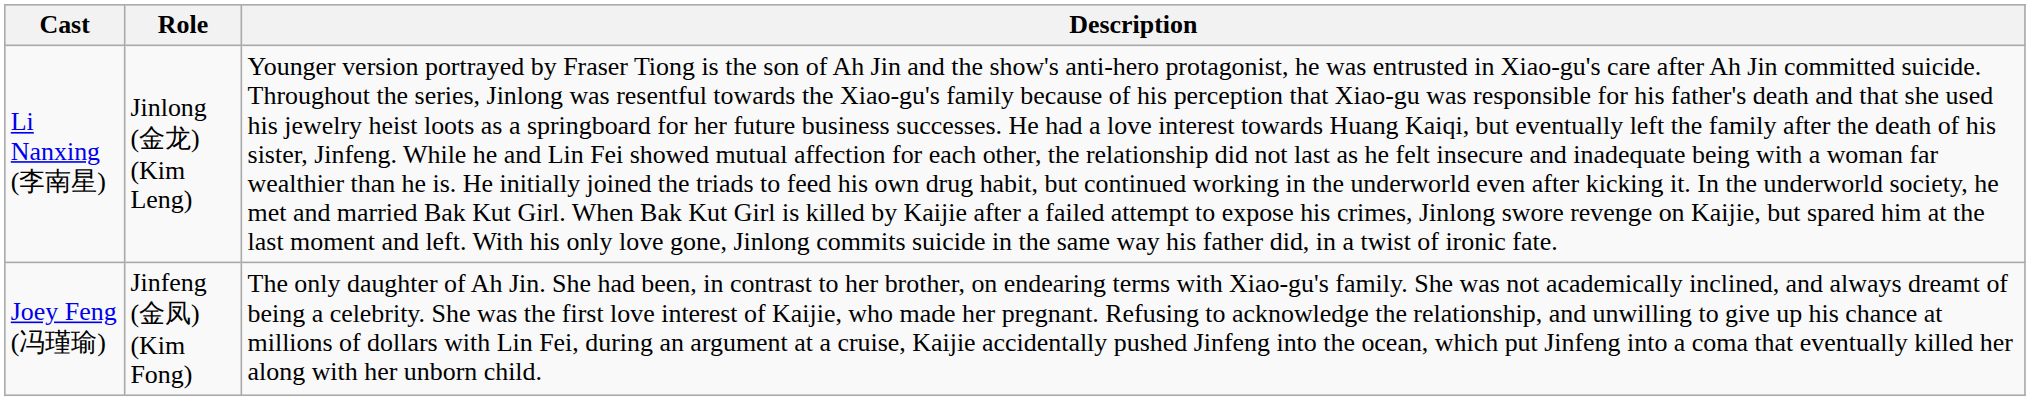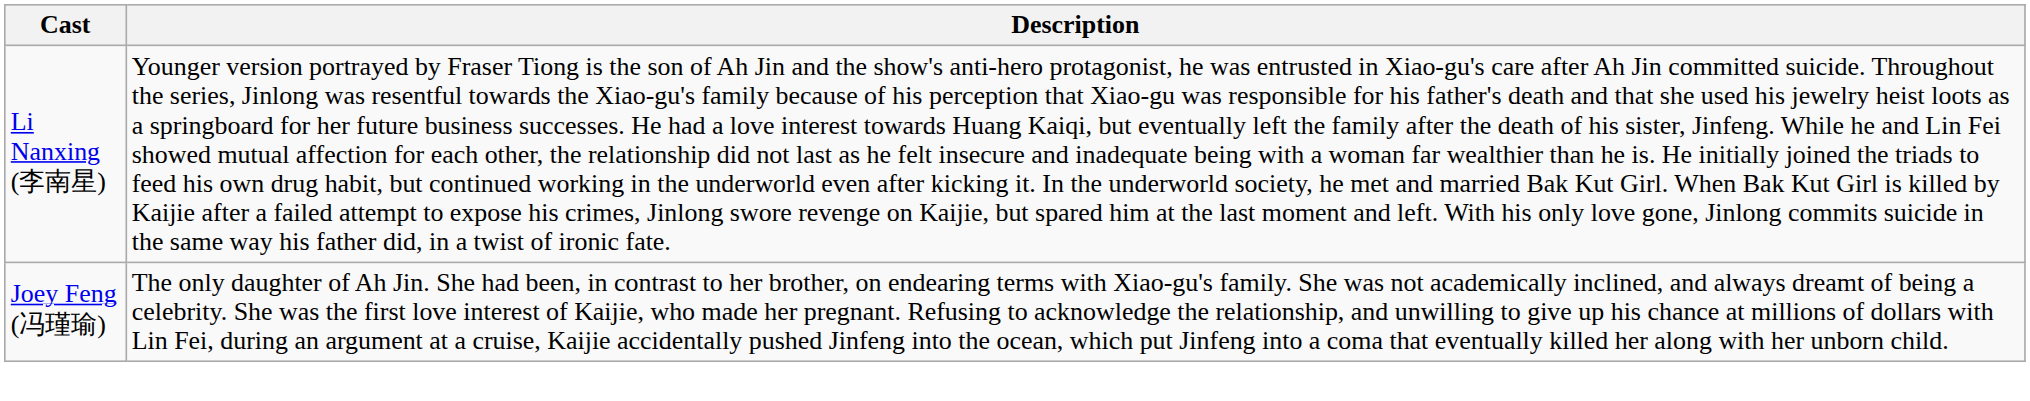- column: (183, 25)
